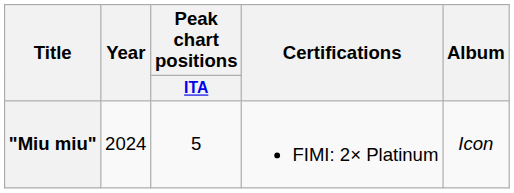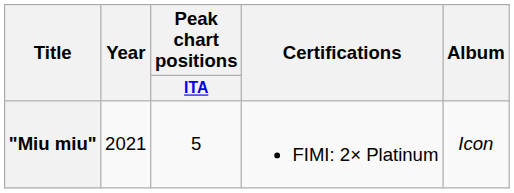(126, 144) 2024 -> (126, 144) 2021
